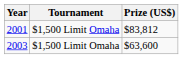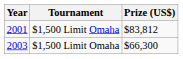(141, 45) $63,600 -> (141, 45) $66,300
